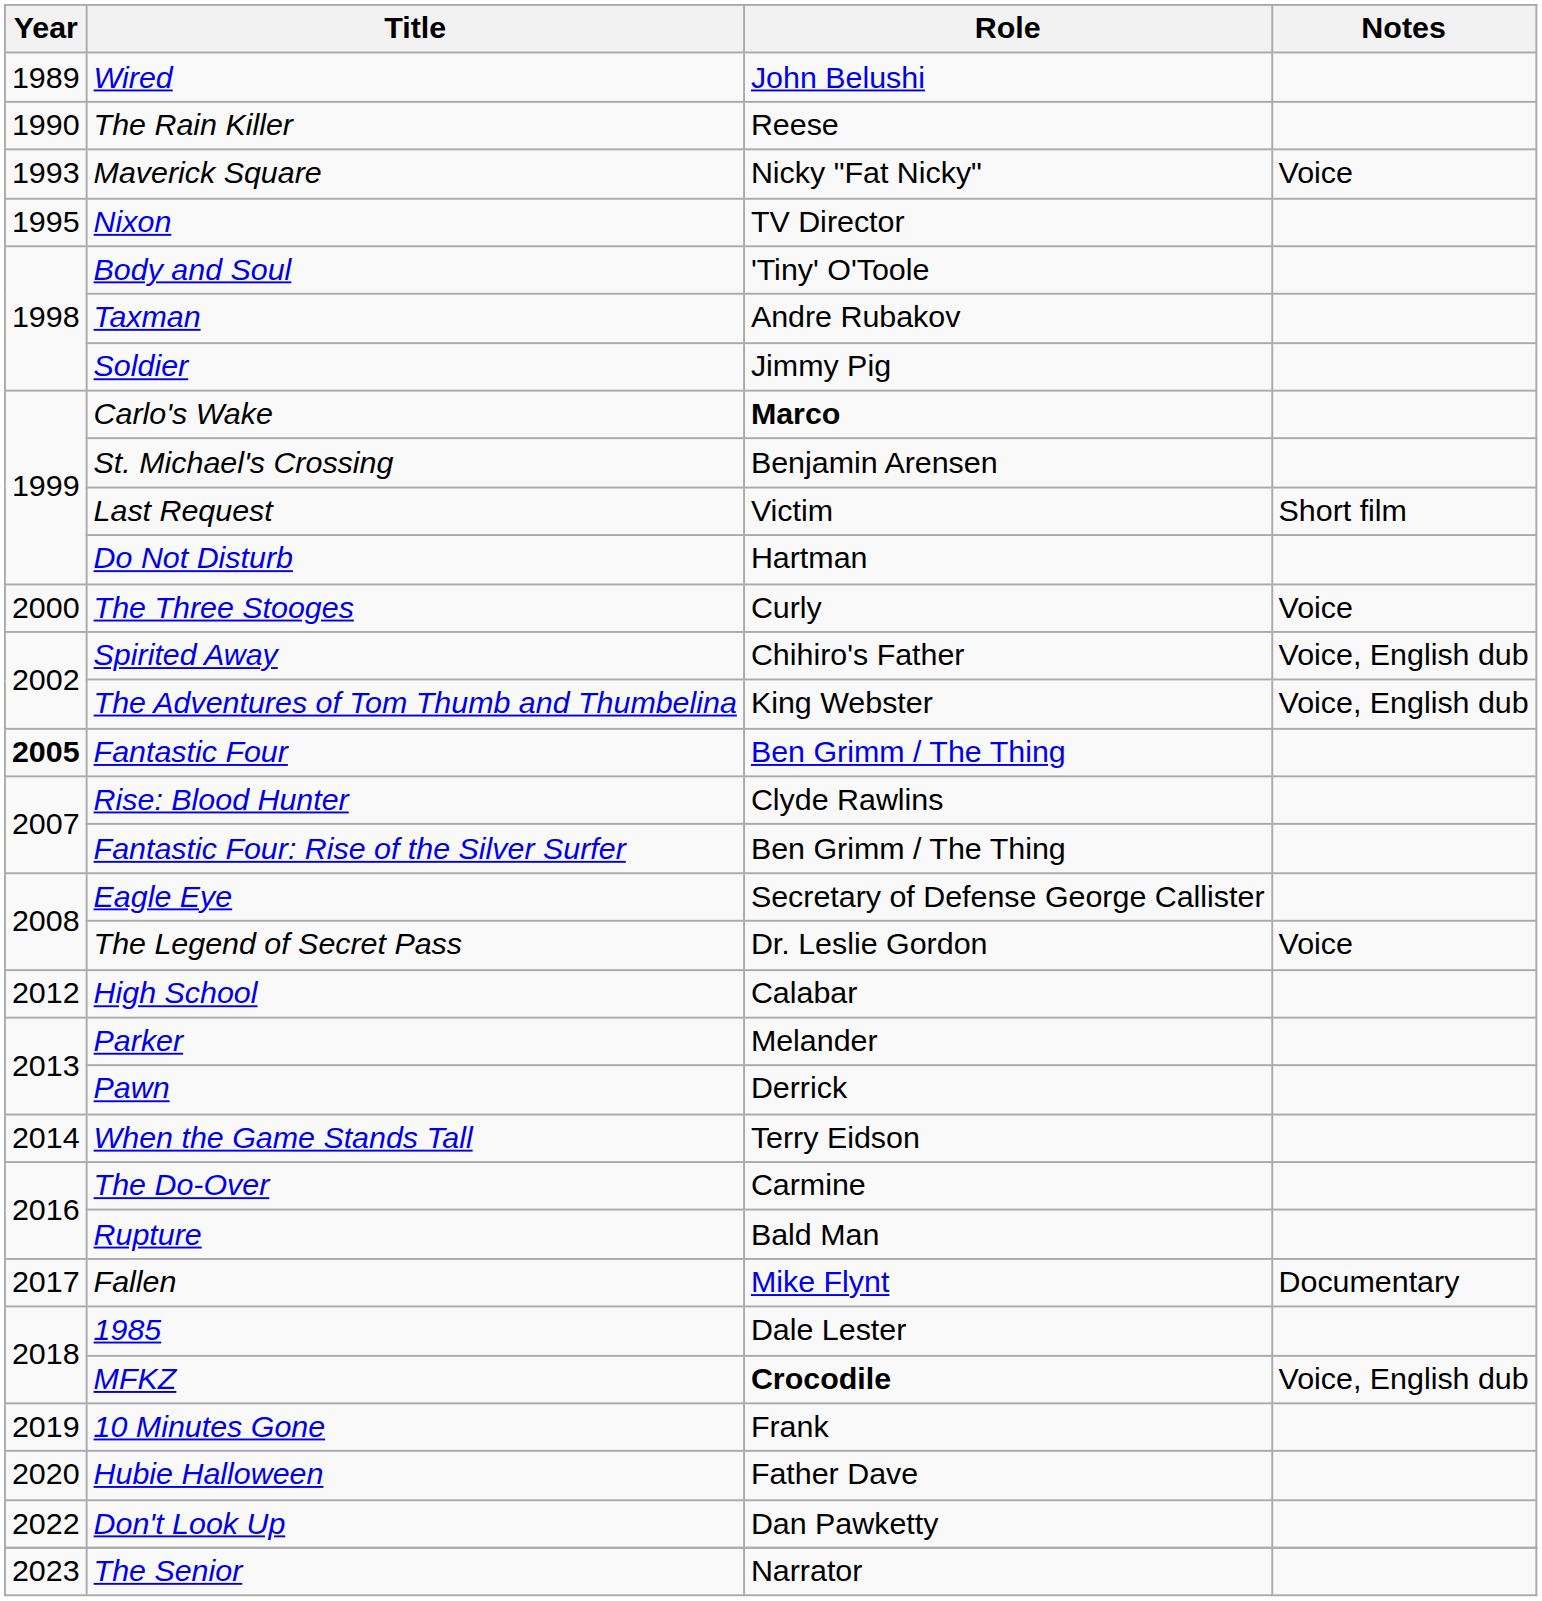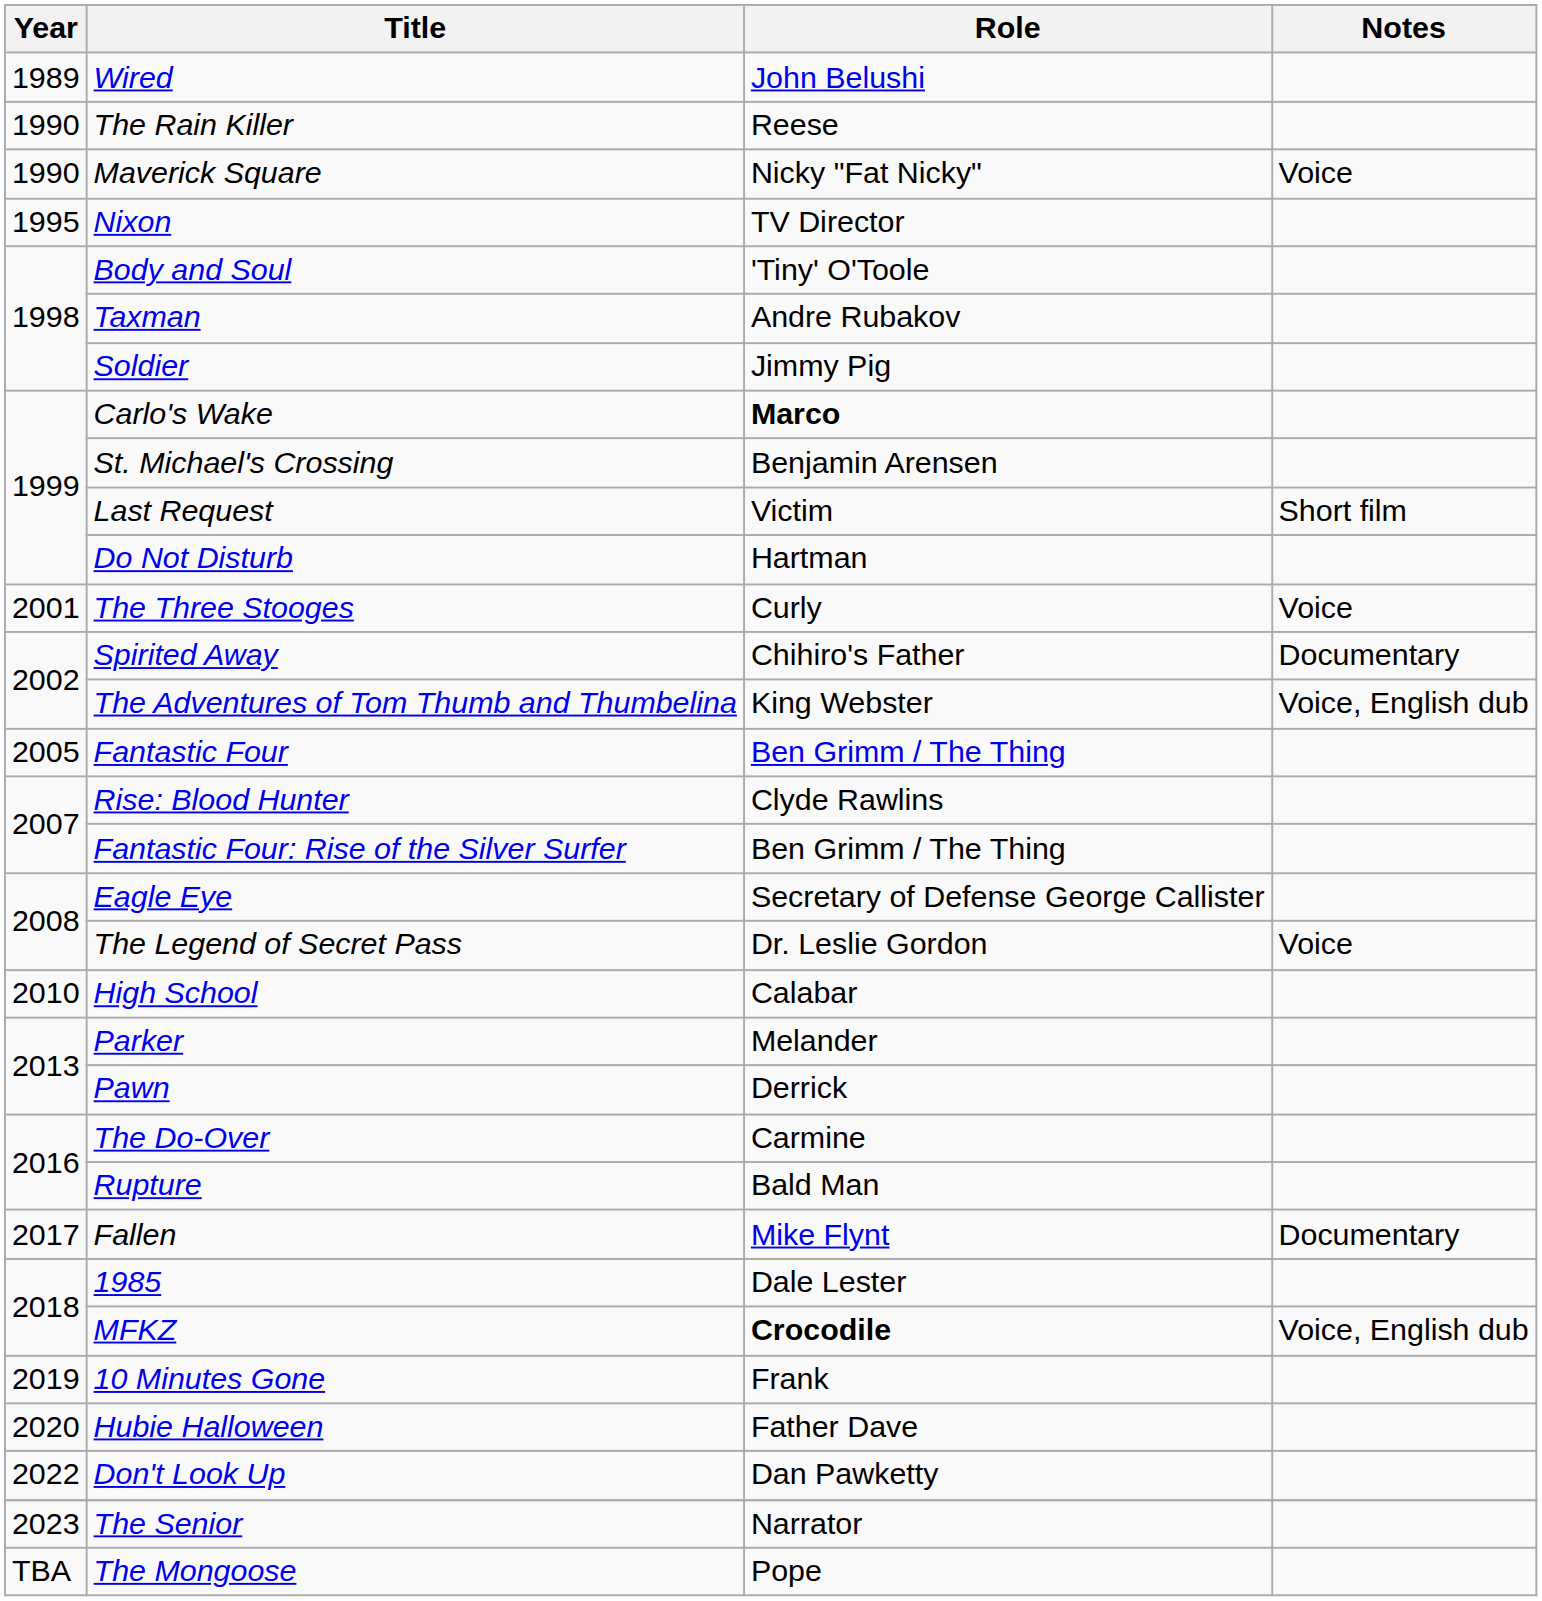(46, 173) 1993 -> (46, 173) 1990
(46, 607) 2000 -> (46, 607) 2001
(1404, 655) Voice, English dub -> (1369, 655) Documentary
(46, 751) bold -> (46, 751) normal
(46, 992) 2012 -> (46, 992) 2010
- row: (283, 1137)
+ row: (195, 1571)
